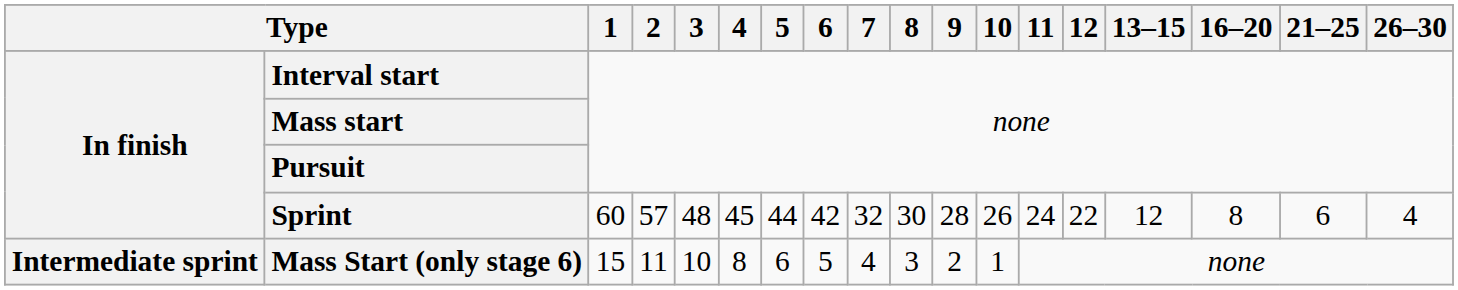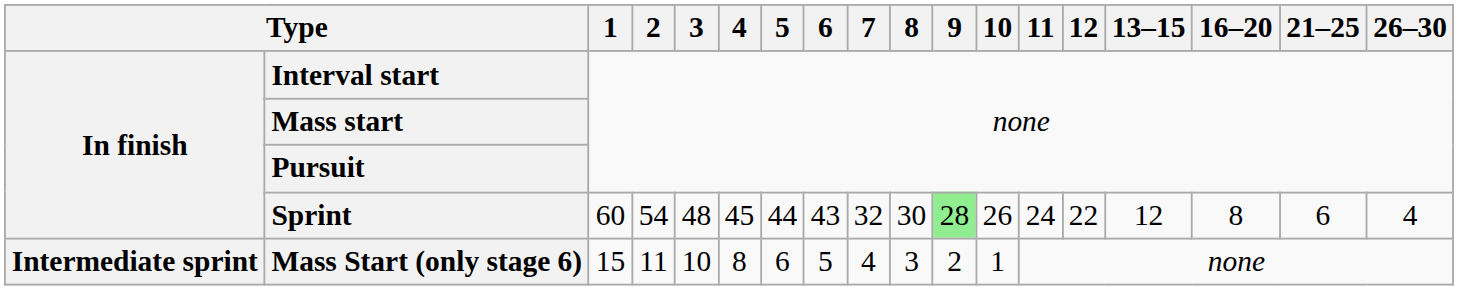(653, 214) 57 -> (653, 214) 54
(825, 214) 42 -> (825, 214) 43
(955, 214) no background -> (955, 214) lightgreen background
